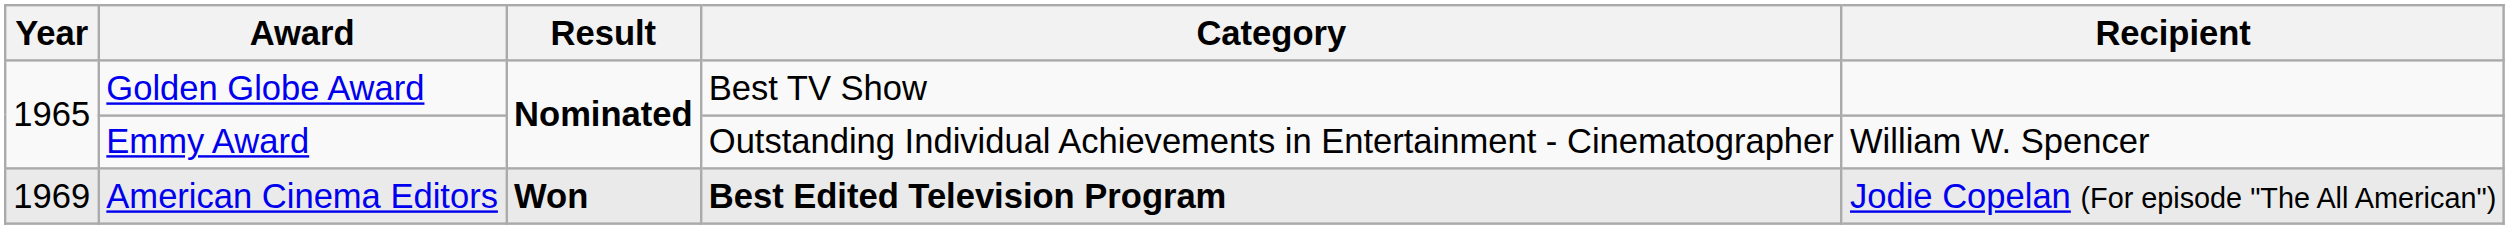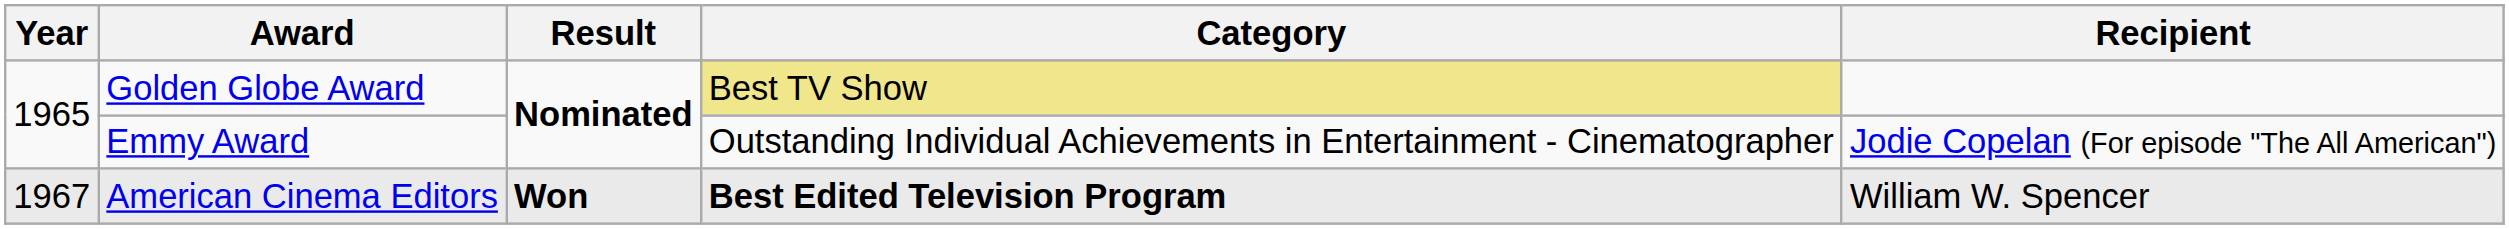(818, 87) no background -> (818, 87) khaki background
(2000, 142) William W. Spencer -> (2173, 142) Jodie Copelan (For episode "The All American")
(52, 197) 1969 -> (52, 197) 1967
(2173, 197) Jodie Copelan (For episode "The All American") -> (2000, 197) William W. Spencer
